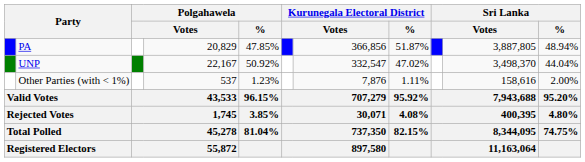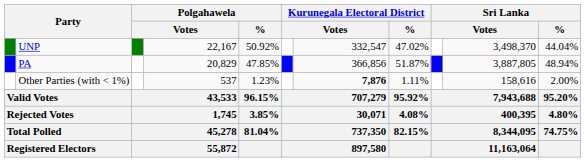rows swapped: (29, 64) <-> (25, 47)
(374, 81) normal -> (374, 81) bold
